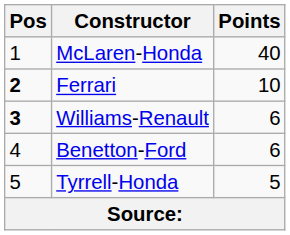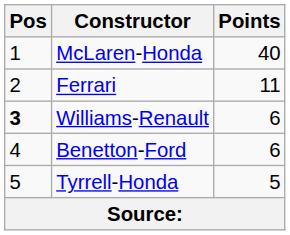(15, 85) bold -> (15, 85) normal
(269, 85) 10 -> (270, 85) 11
